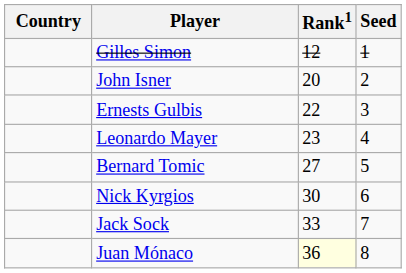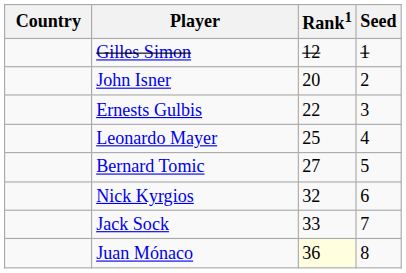(311, 138) 23 -> (311, 138) 25
(311, 195) 30 -> (311, 195) 32
